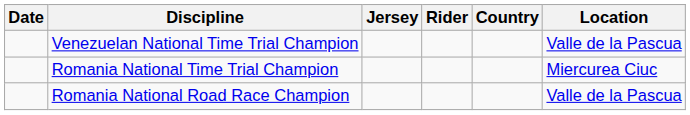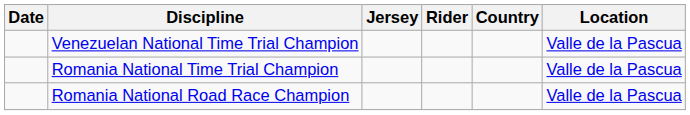(602, 69) Miercurea Ciuc -> (614, 69) Valle de la Pascua
